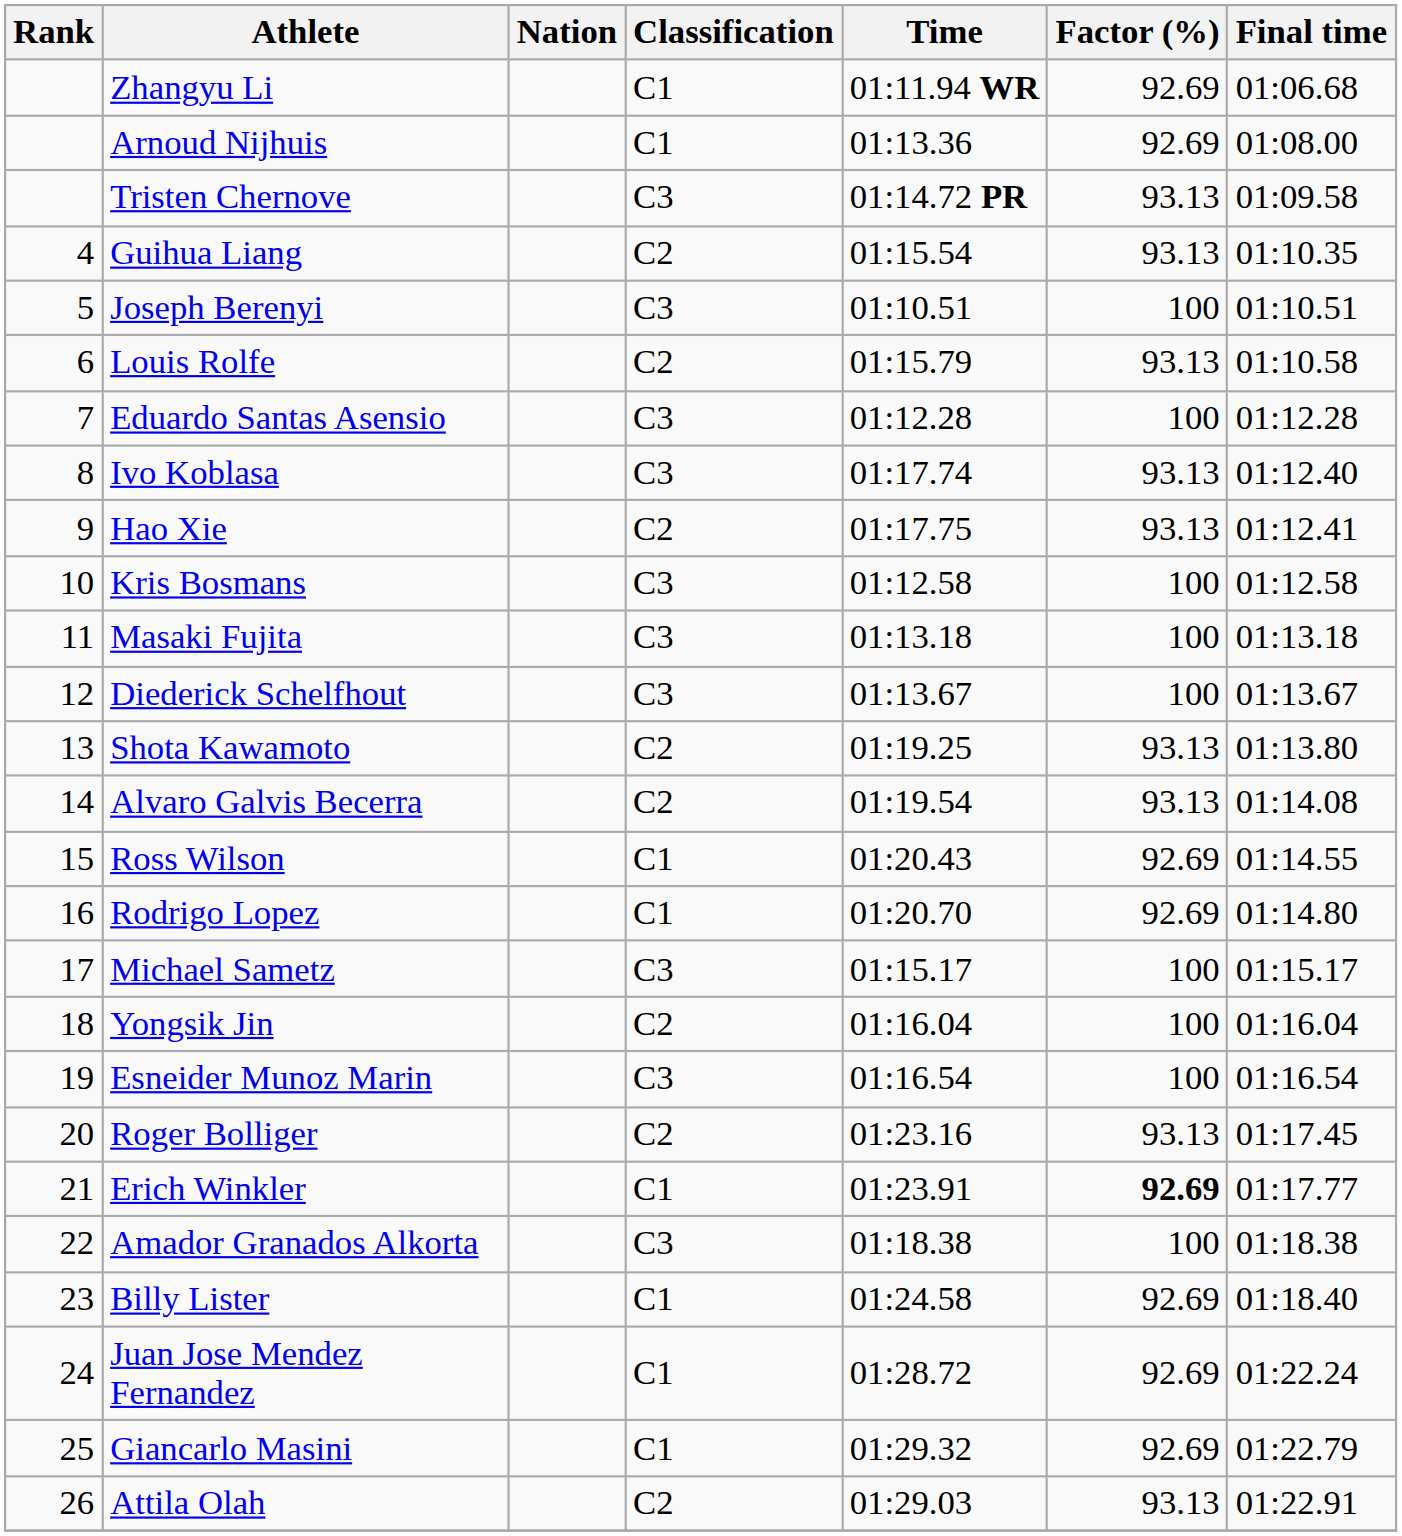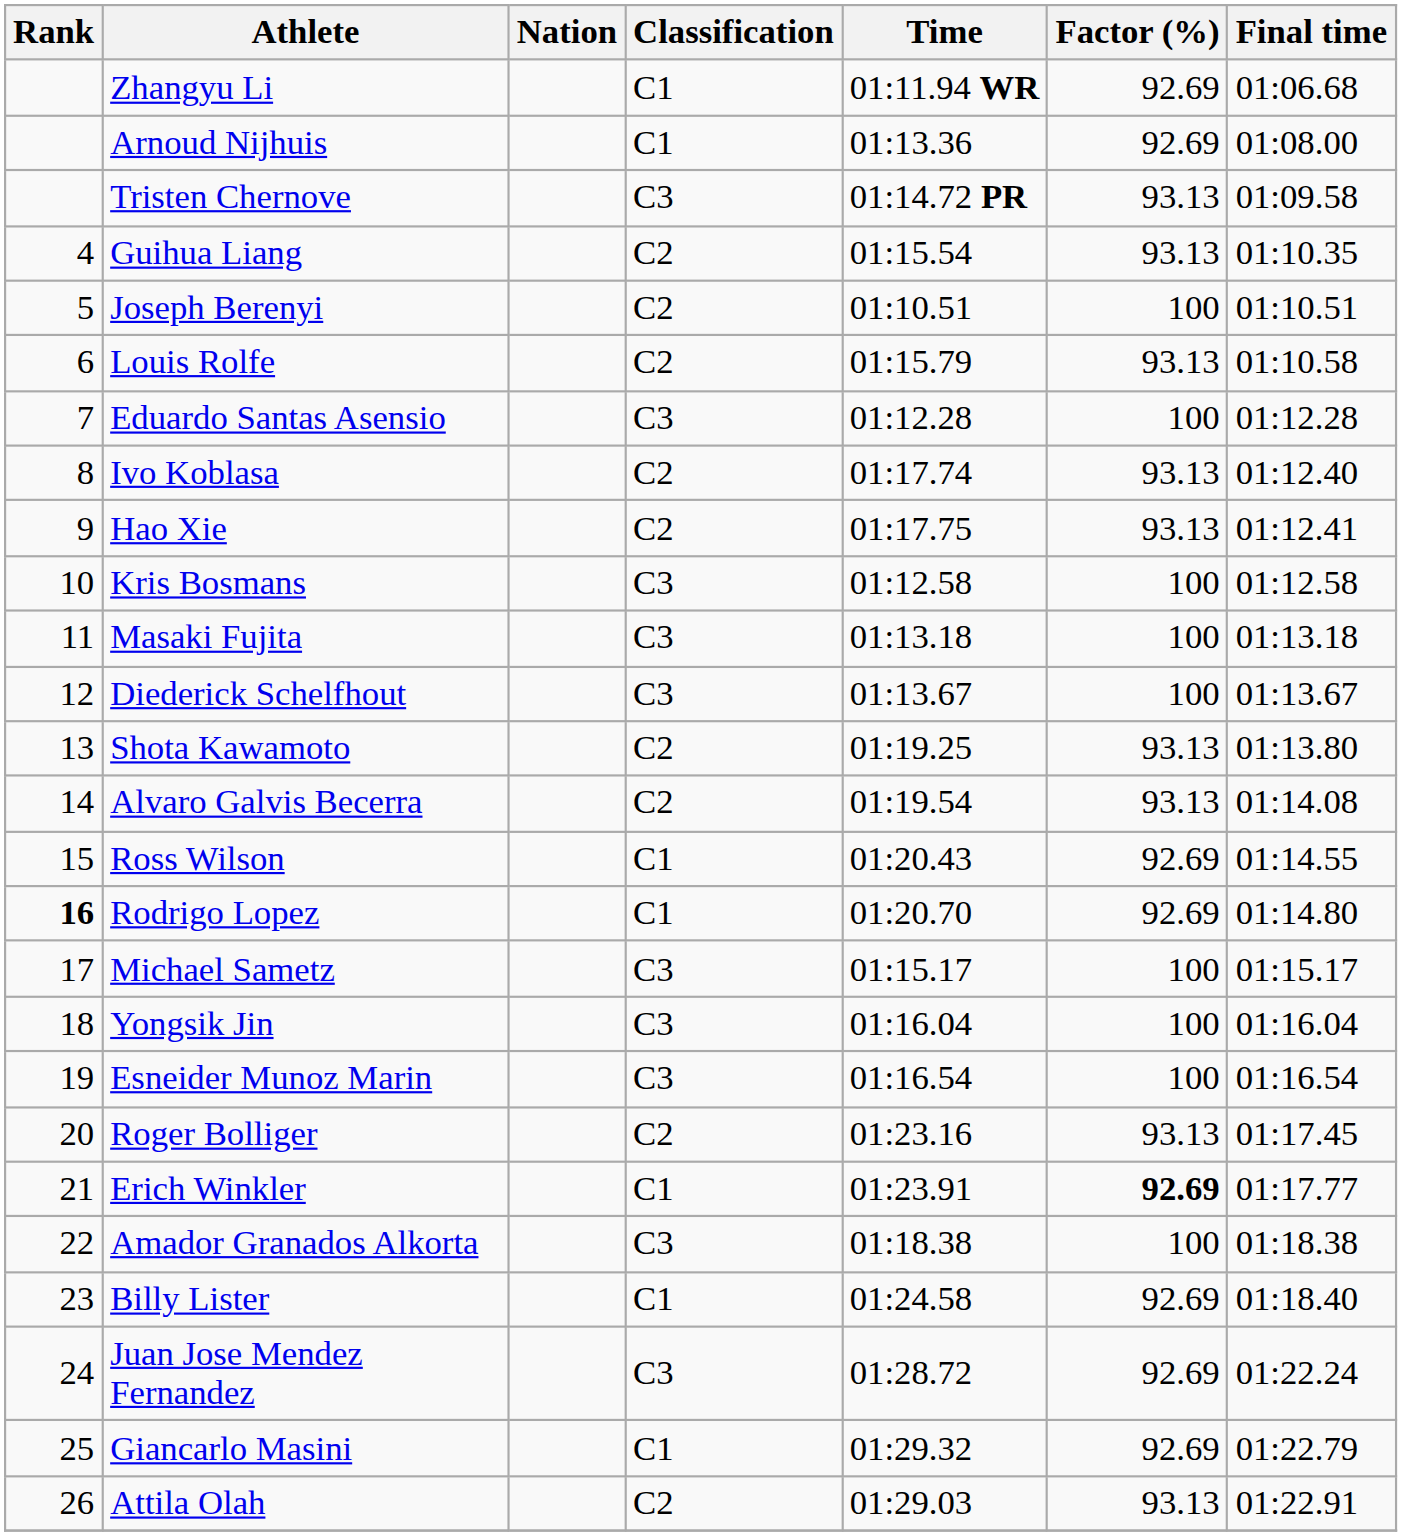(653, 307) C3 -> (653, 307) C2
(653, 472) C3 -> (653, 472) C2
(77, 913) normal -> (77, 913) bold
(653, 1023) C2 -> (653, 1023) C3
(653, 1373) C1 -> (653, 1373) C3
